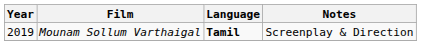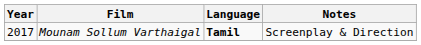(21, 32) 2019 -> (21, 32) 2017
